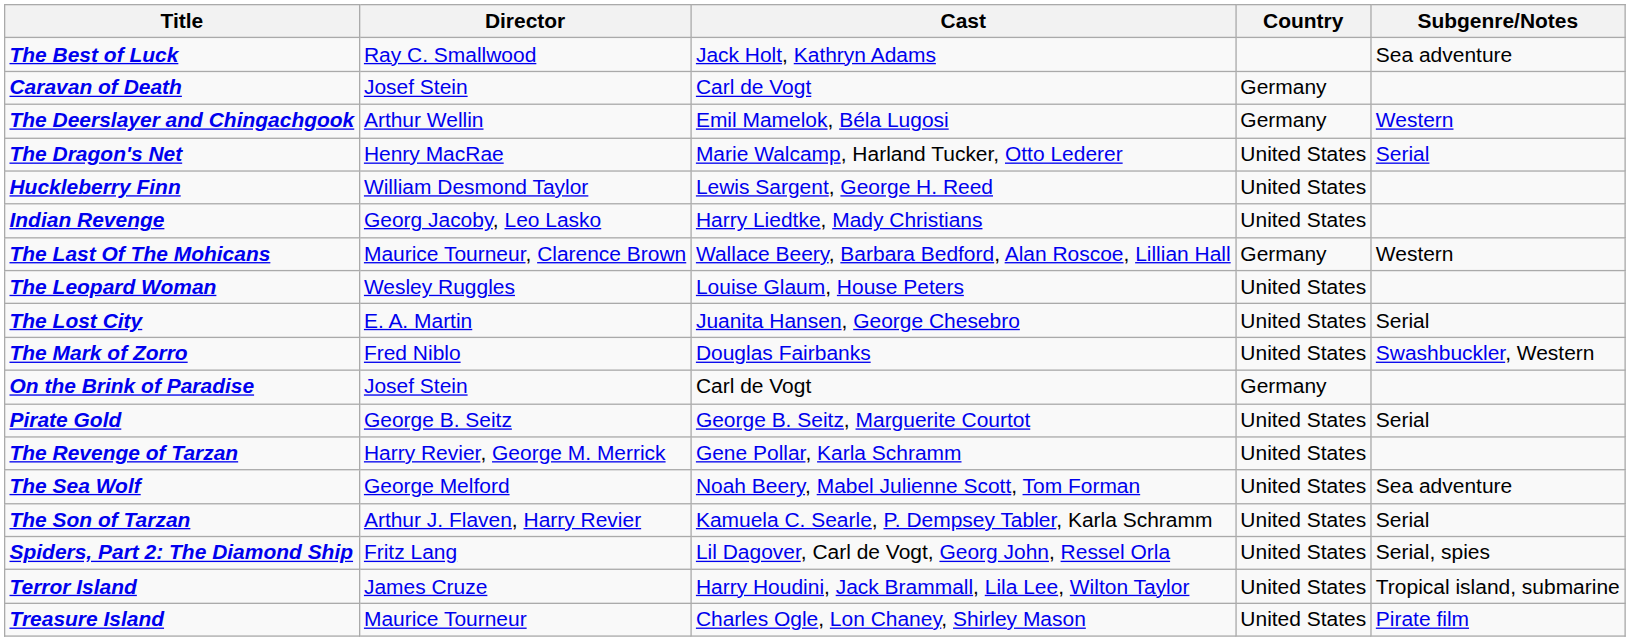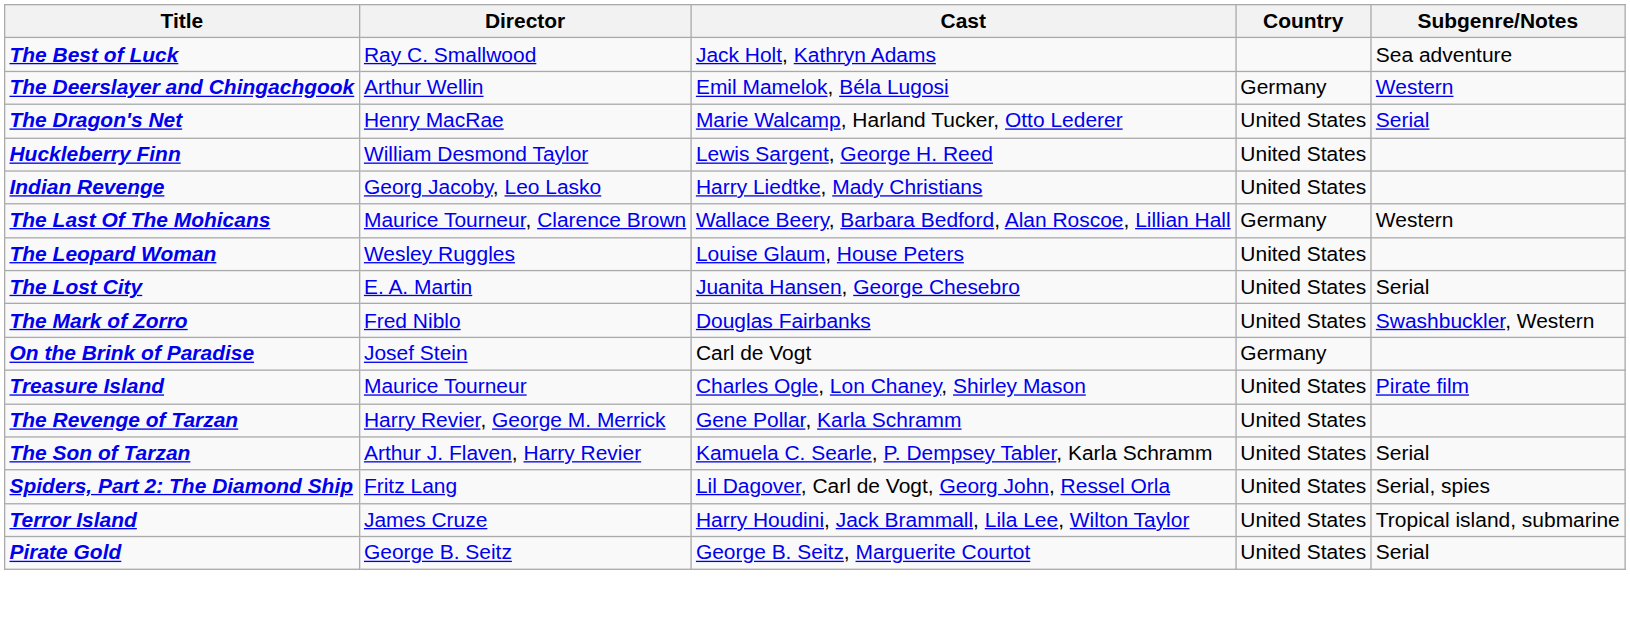- row: (96, 87)
rows swapped: (65, 420) <-> (87, 619)
- row: (75, 486)
